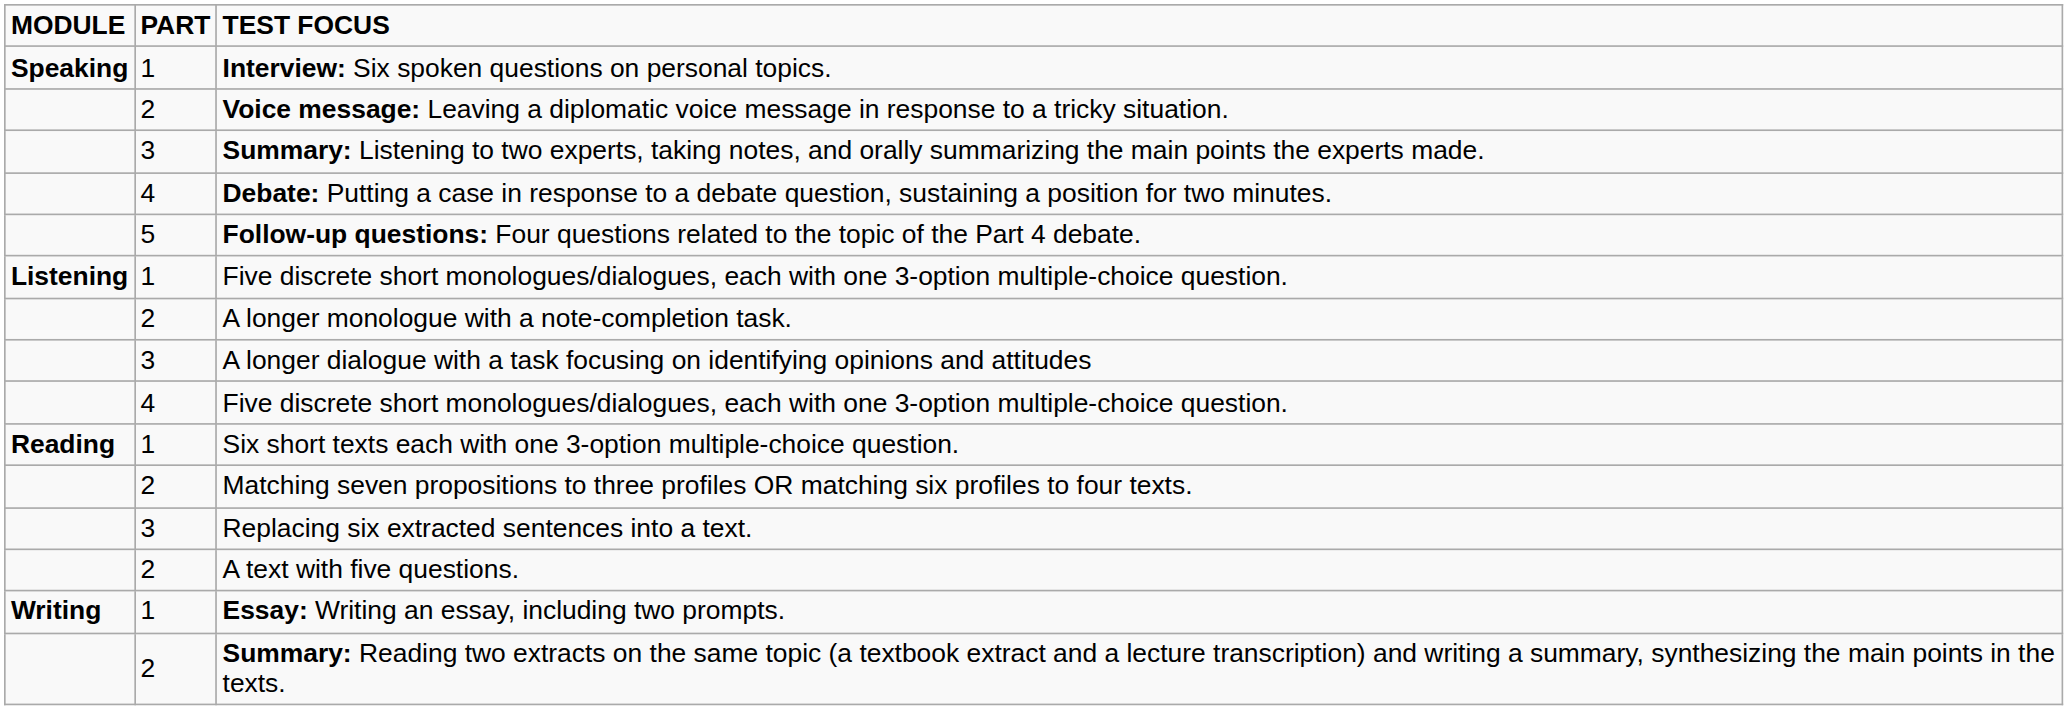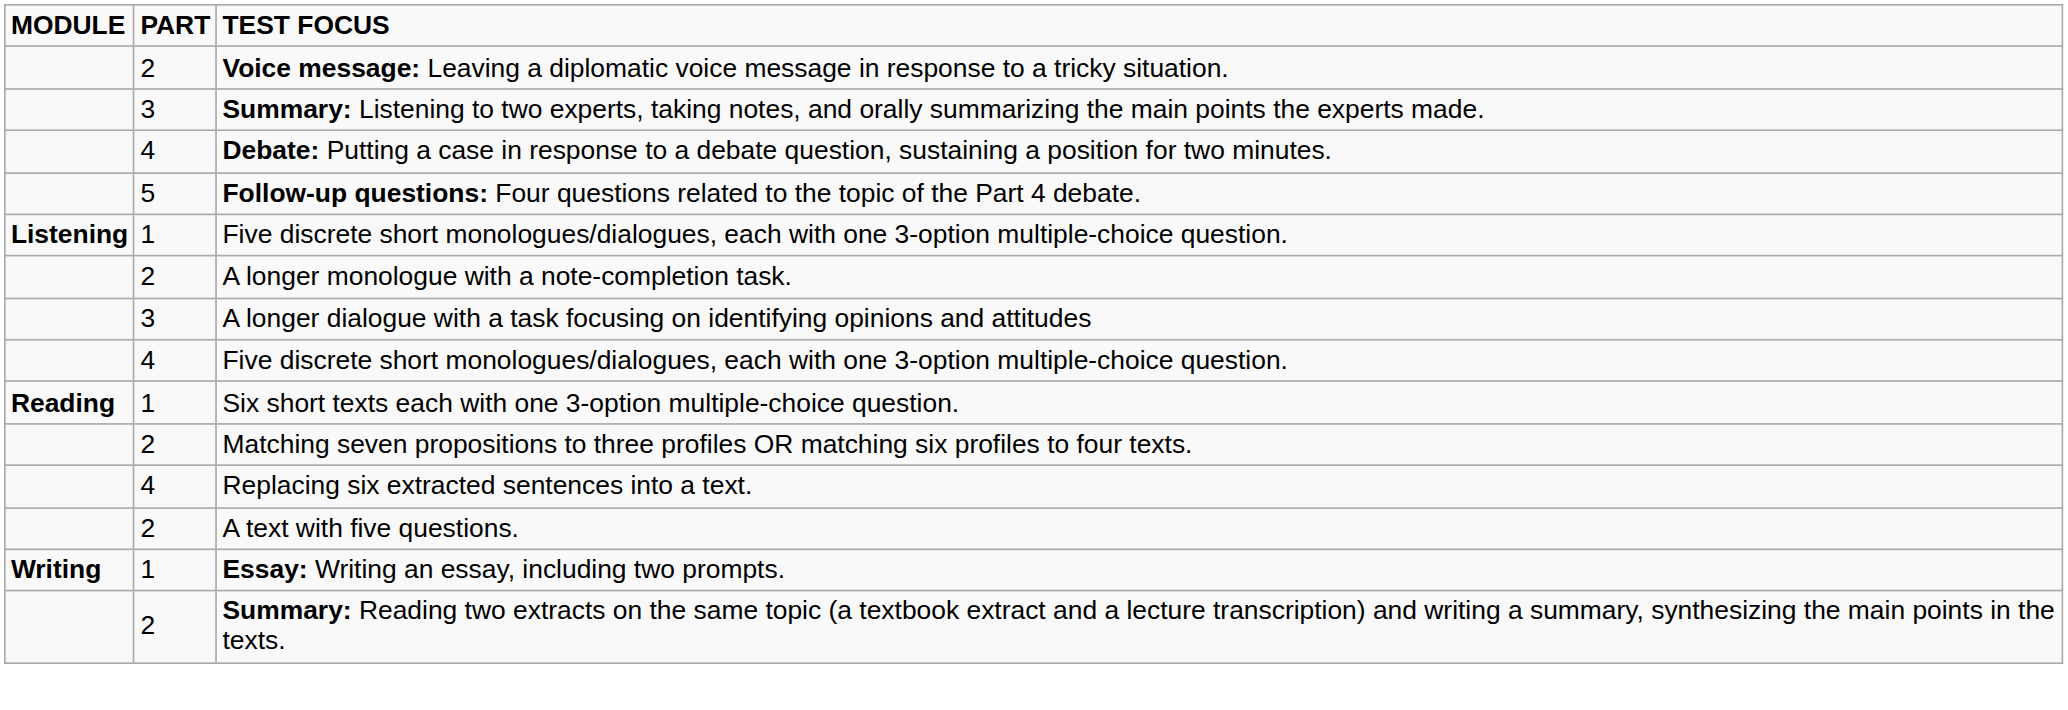- row: (70, 67)
(148, 527) 3 -> (148, 485) 4
